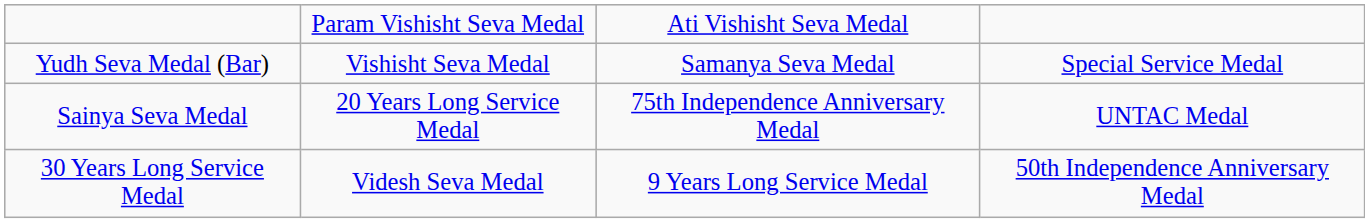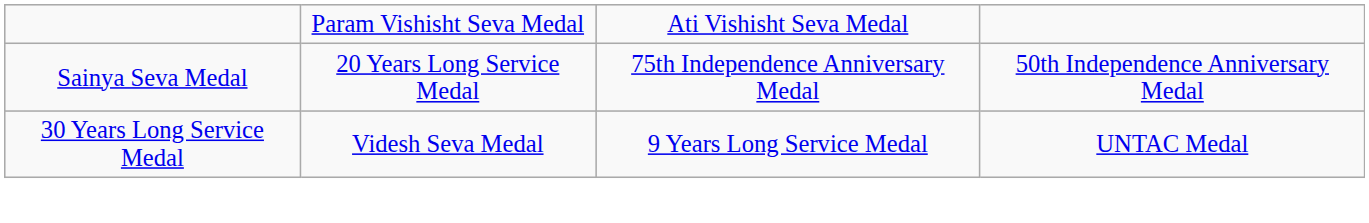- row: (152, 63)
(1172, 116) UNTAC Medal -> (1172, 76) 50th Independence Anniversary Medal
(1172, 182) 50th Independence Anniversary Medal -> (1172, 143) UNTAC Medal
